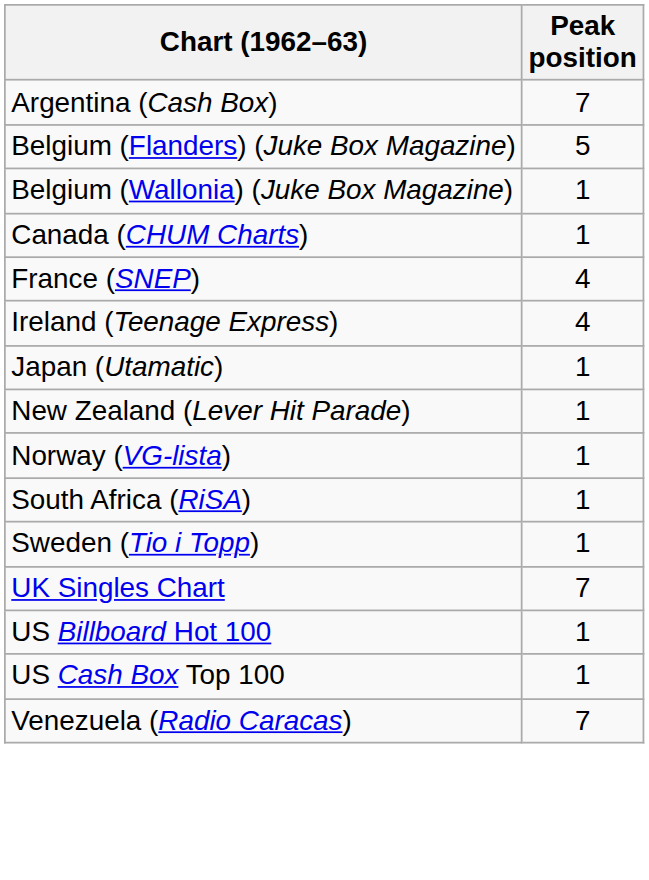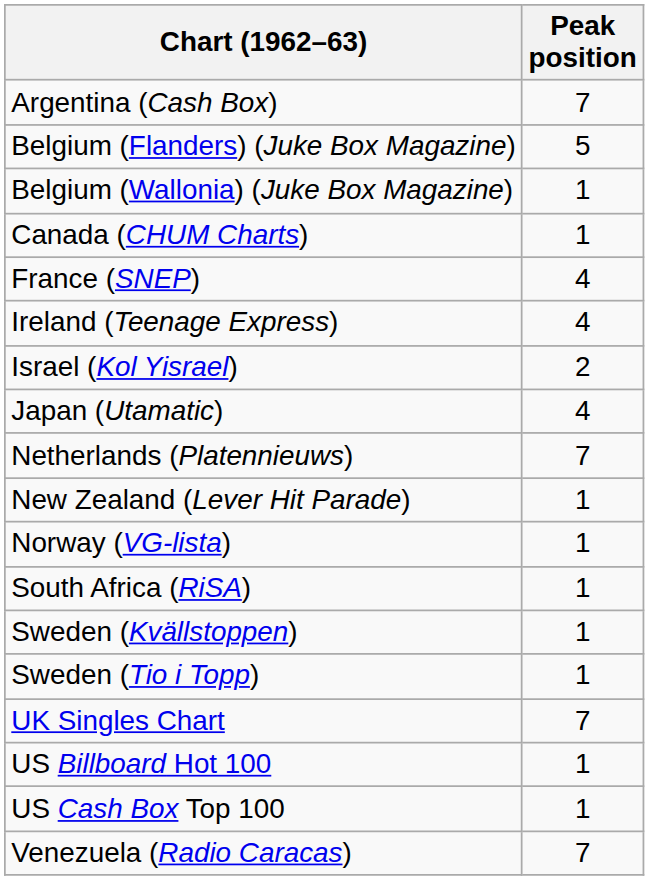+ row: (125, 366)
(583, 366) 1 -> (583, 411) 4
+ row: (182, 455)
+ row: (154, 631)
